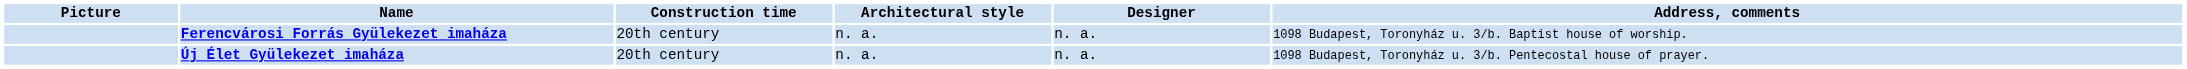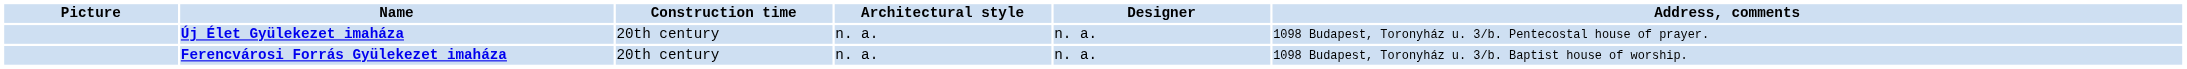rows swapped: (344, 34) <-> (292, 55)
